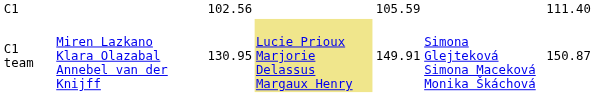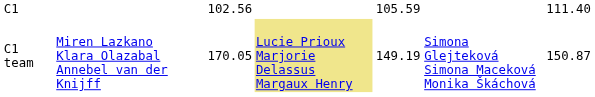(230, 56) 130.95 -> (230, 56) 170.05
(398, 56) 149.91 -> (398, 56) 149.19
